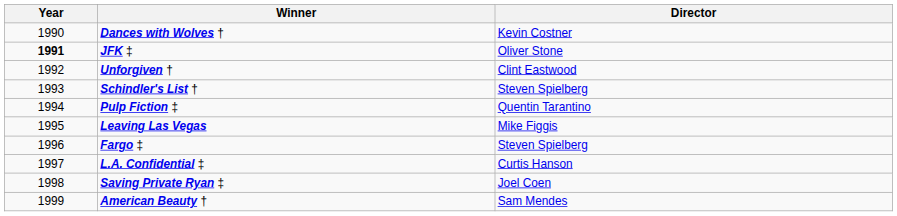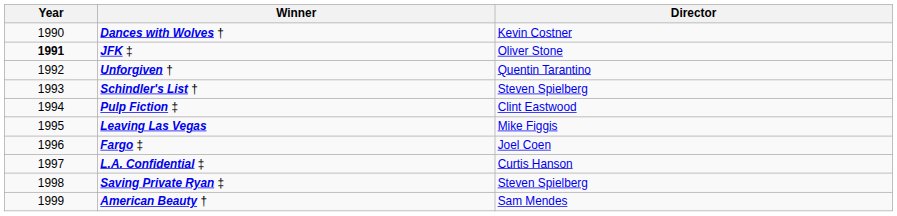(537, 70) Clint Eastwood -> (544, 70) Quentin Tarantino
(544, 107) Quentin Tarantino -> (537, 107) Clint Eastwood
(543, 145) Steven Spielberg -> (524, 145) Joel Coen
(524, 182) Joel Coen -> (543, 182) Steven Spielberg
